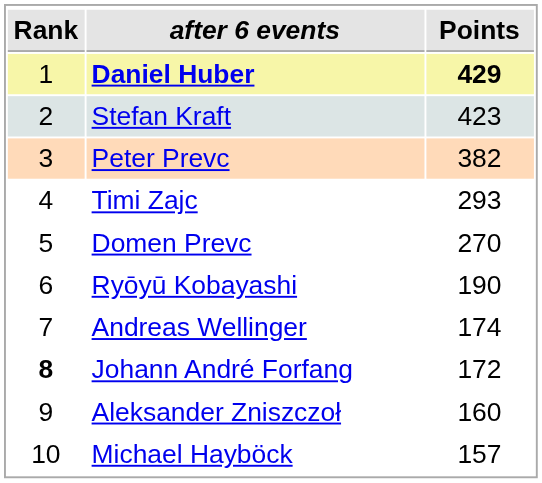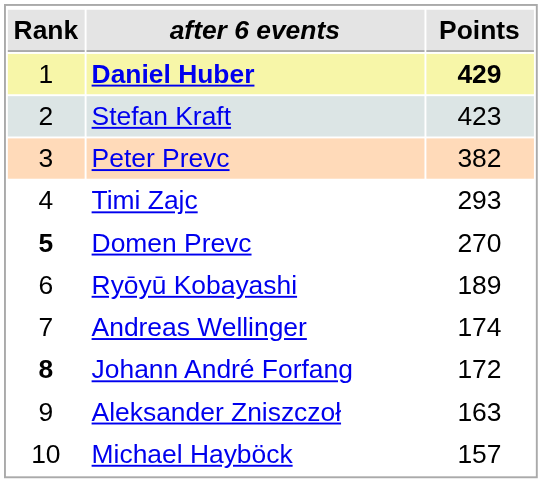(46, 243) normal -> (46, 243) bold
(479, 285) 190 -> (479, 285) 189
(479, 412) 160 -> (479, 412) 163
